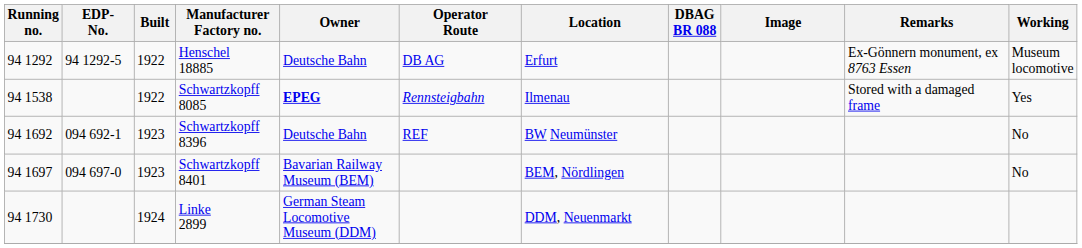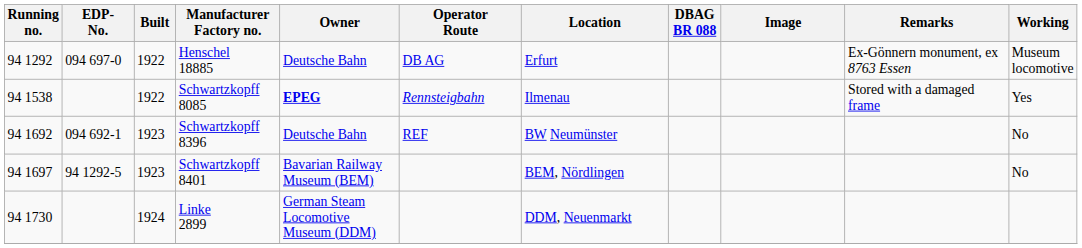(93, 60) 94 1292-5 -> (93, 60) 094 697-0
(93, 172) 094 697-0 -> (93, 172) 94 1292-5
